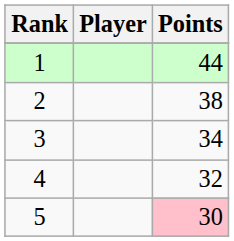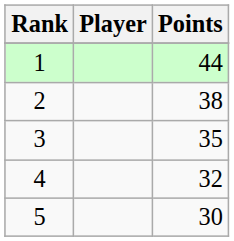(211, 139) 34 -> (211, 139) 35
(211, 216) pink background -> (211, 216) no background
